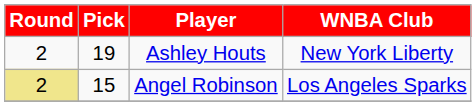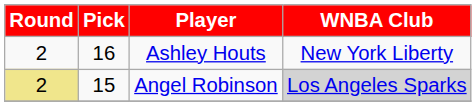(104, 52) 19 -> (104, 52) 16
(377, 85) no background -> (377, 85) lightgrey background
